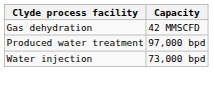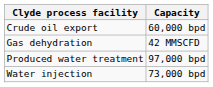+ row: (52, 28)
